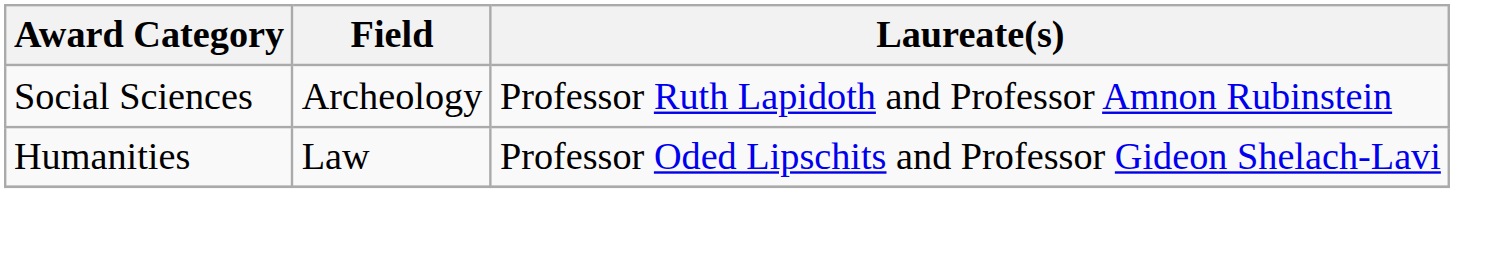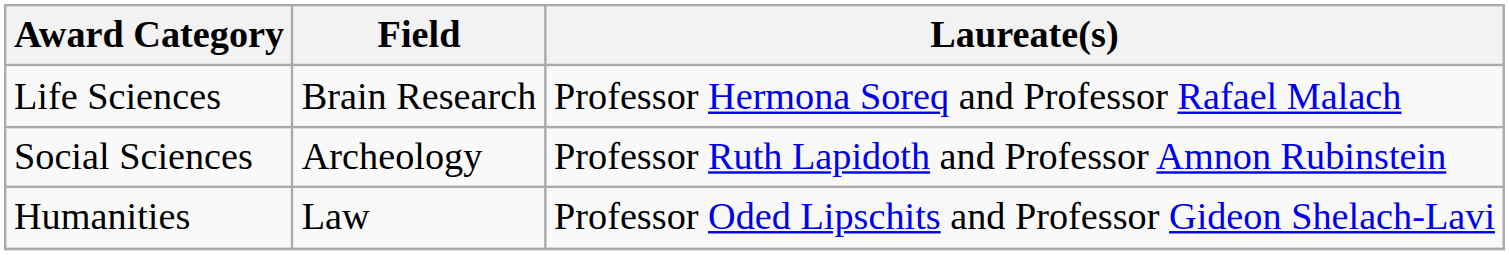+ row: (118, 95)
